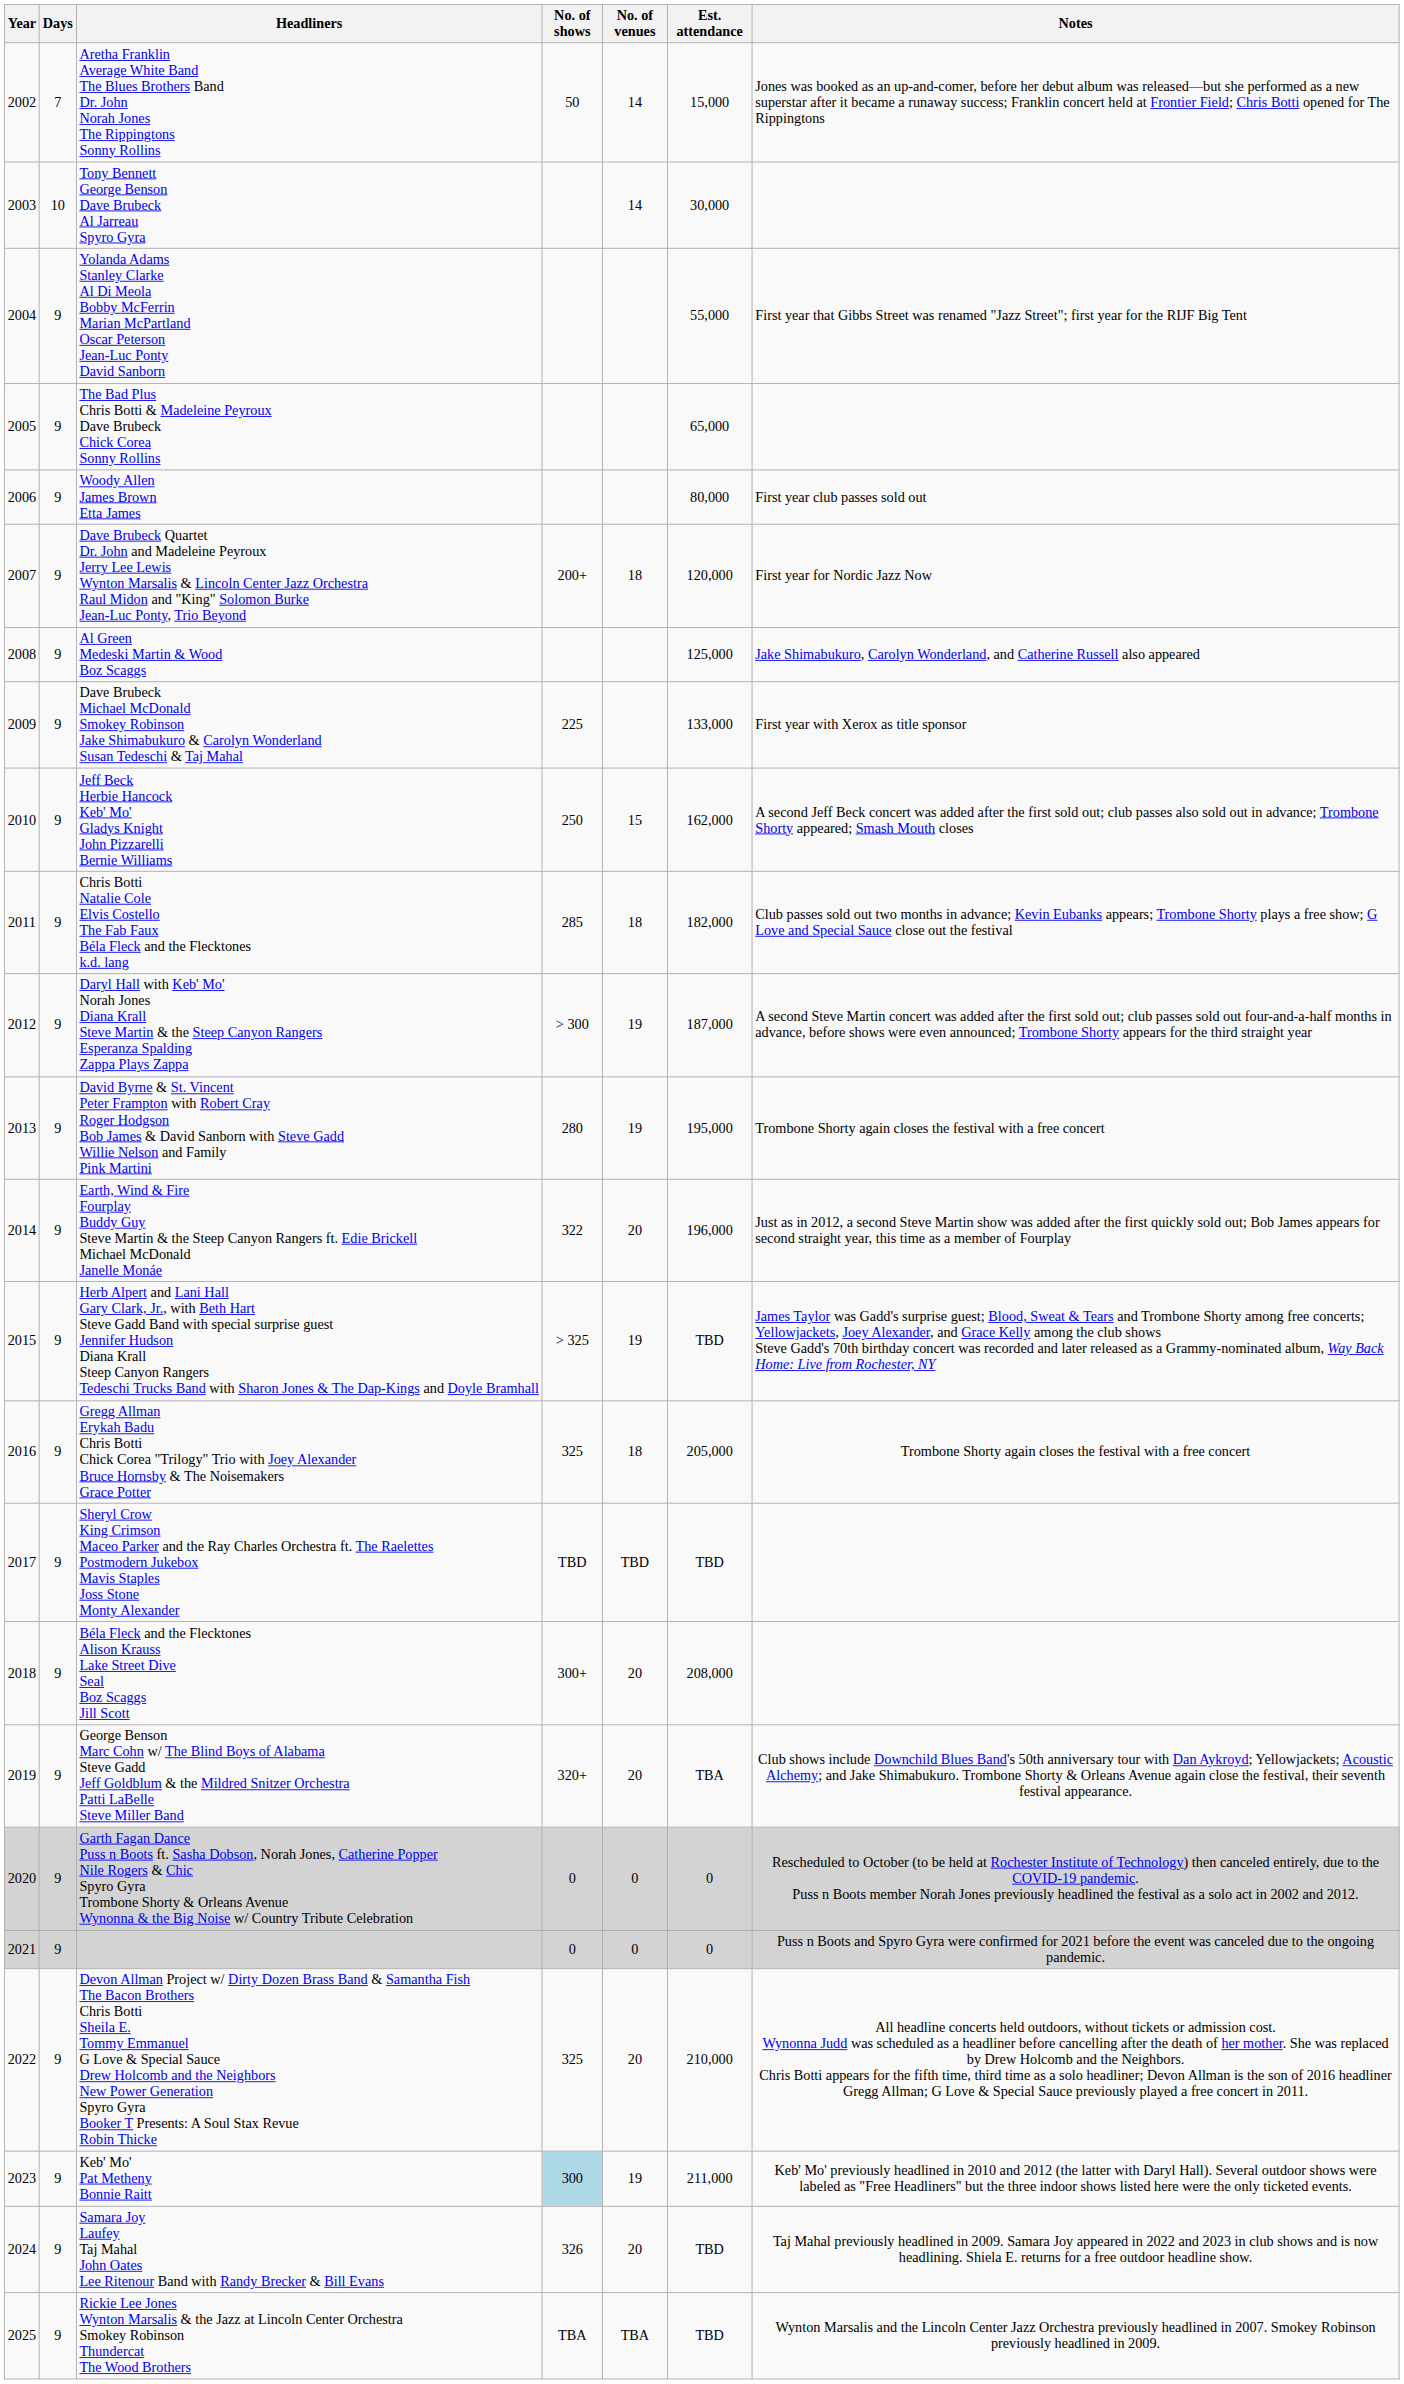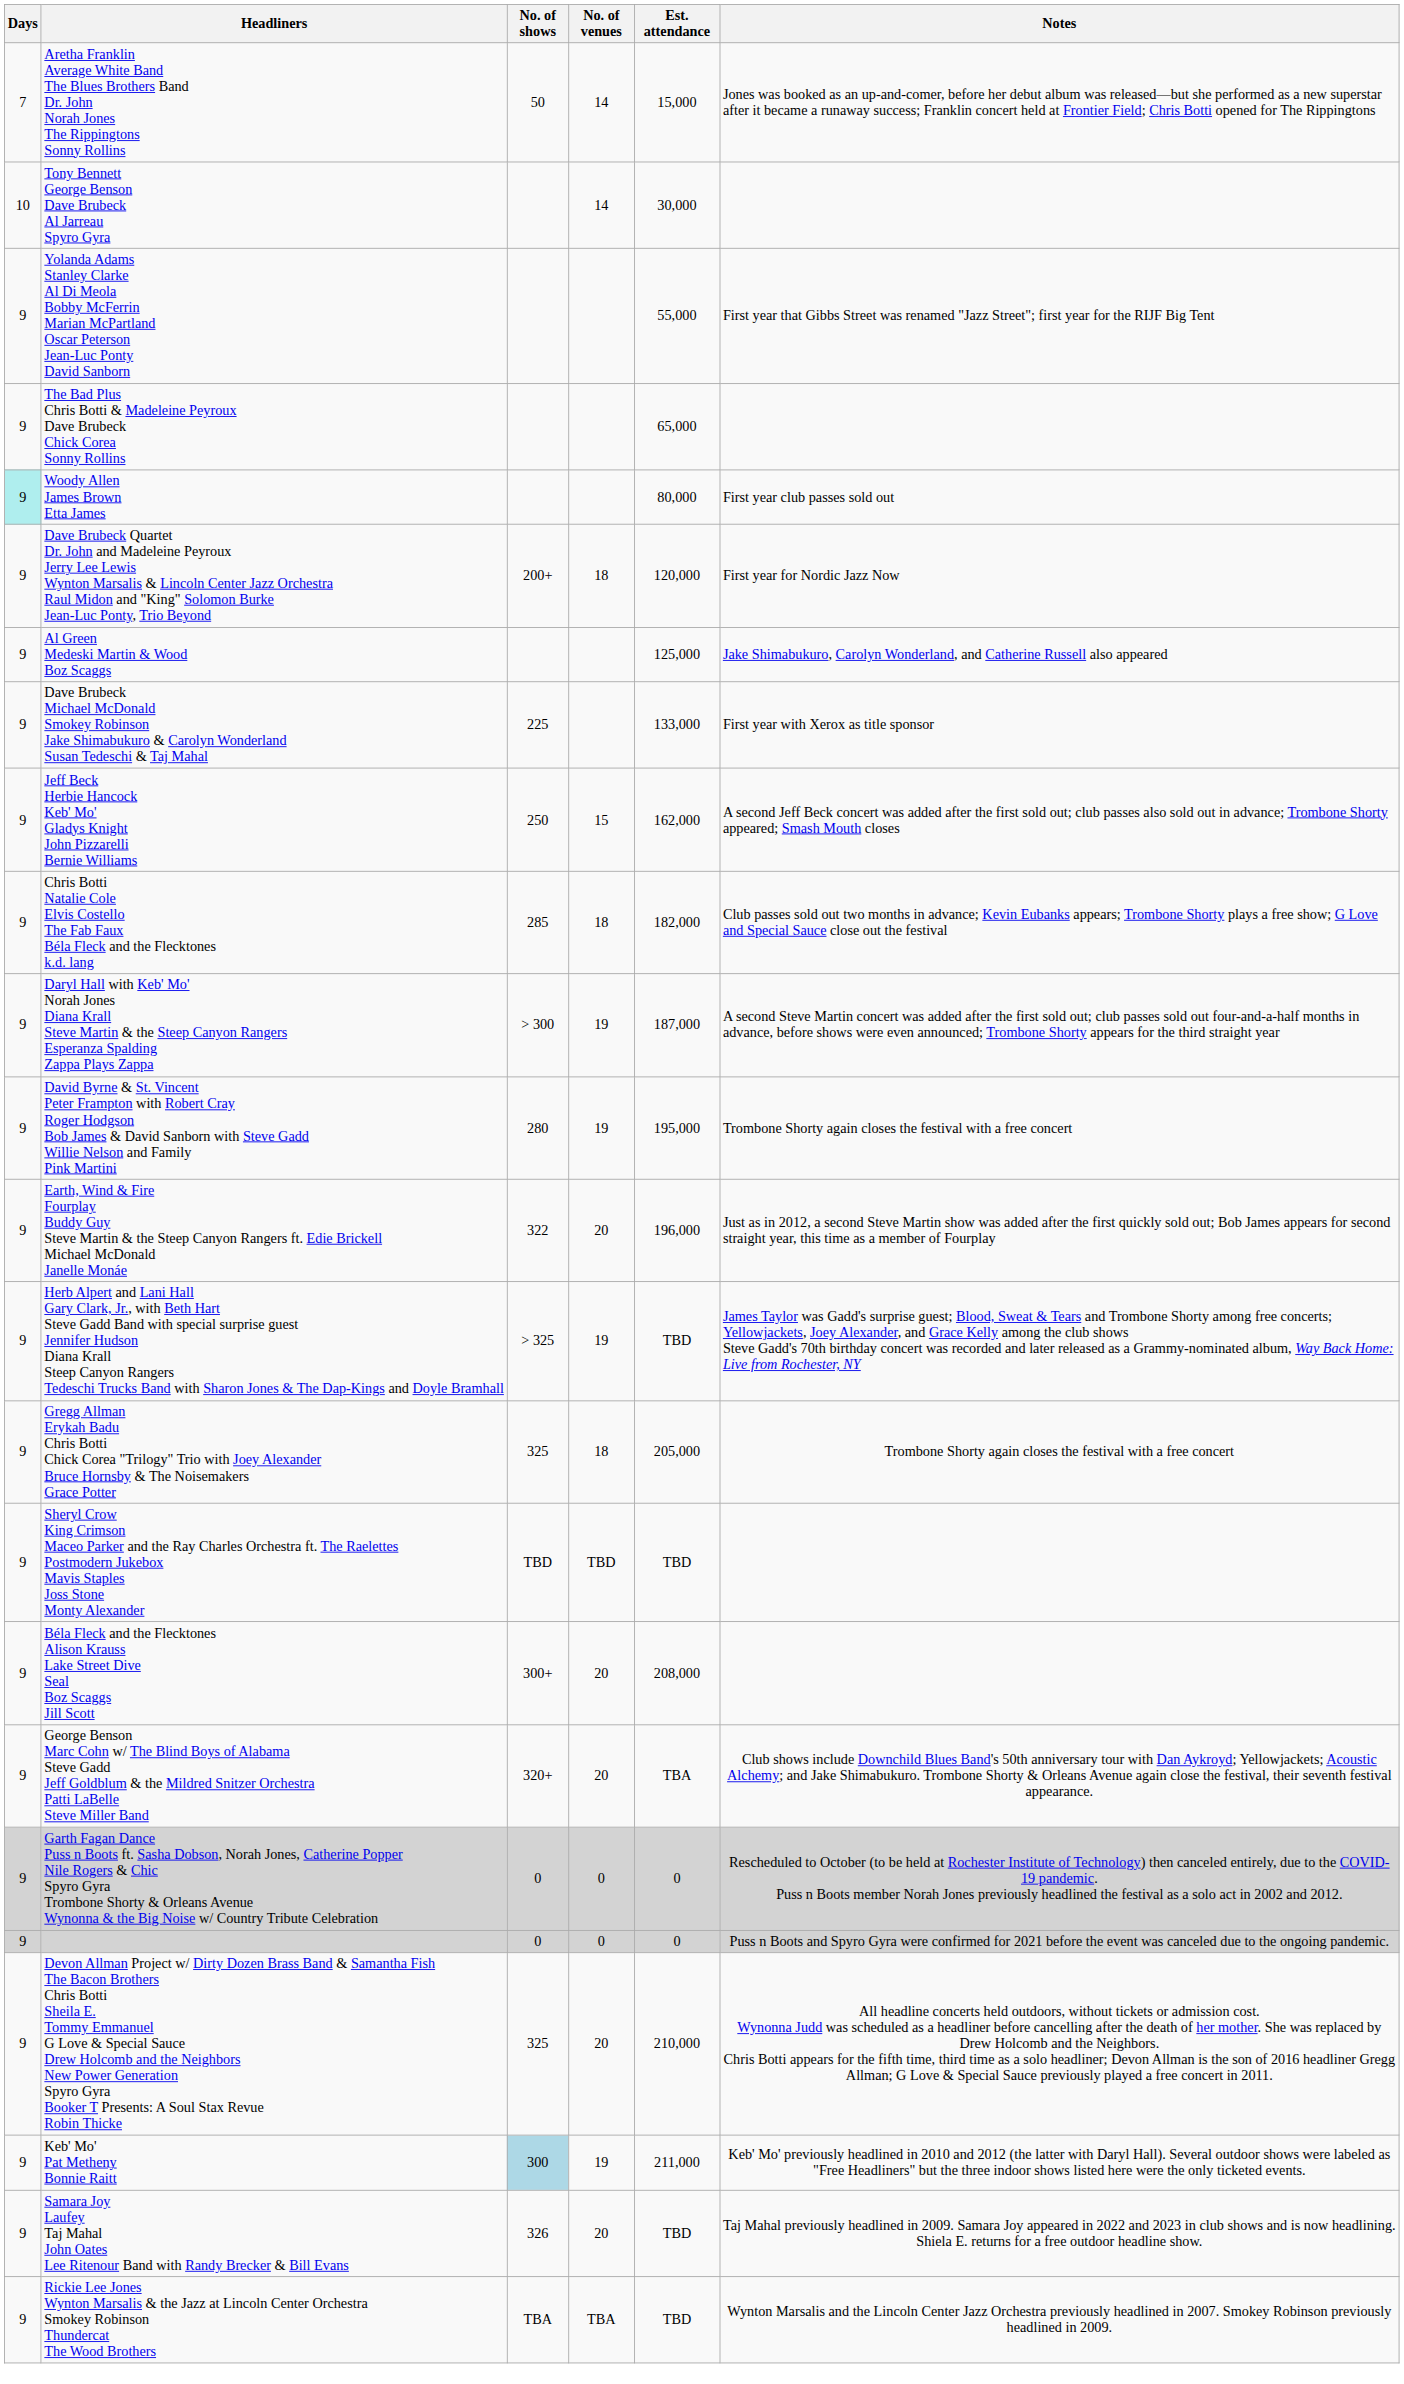- column: (22, 23)
(58, 497) no background -> (23, 497) paleturquoise background
